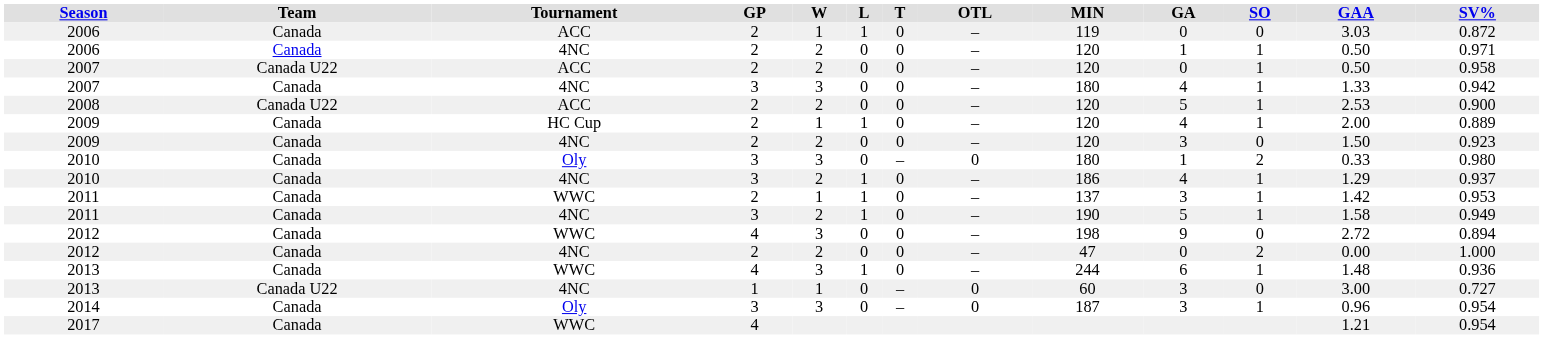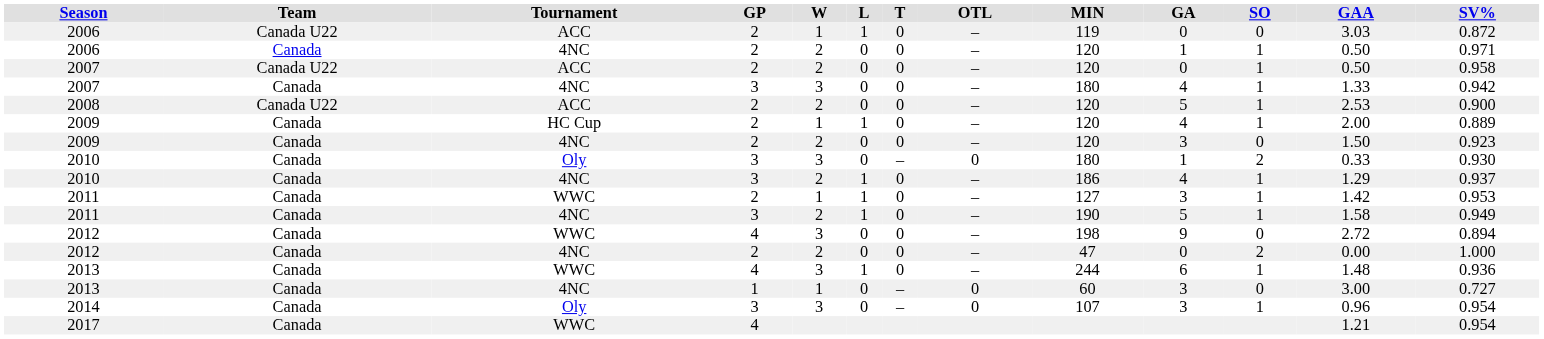(297, 31) Canada -> (297, 31) Canada U22
(1477, 160) 0.980 -> (1477, 160) 0.930
(1087, 196) 137 -> (1087, 196) 127
(297, 288) Canada U22 -> (297, 288) Canada
(1087, 306) 187 -> (1087, 306) 107
